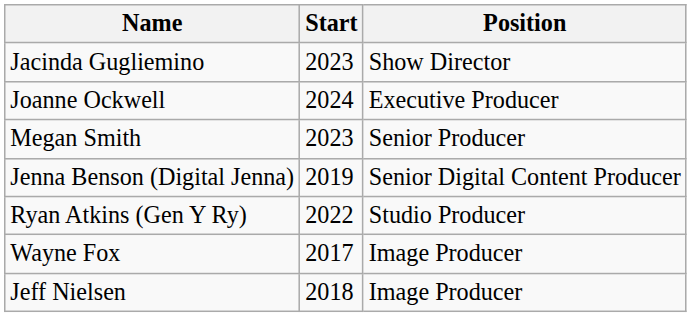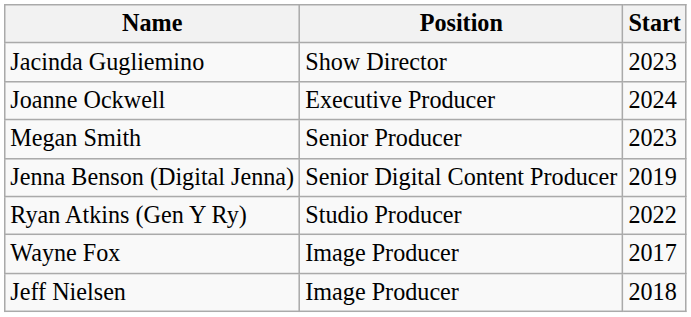columns swapped: (525, 23) <-> (331, 23)
